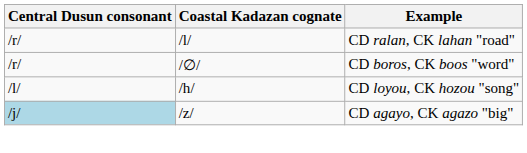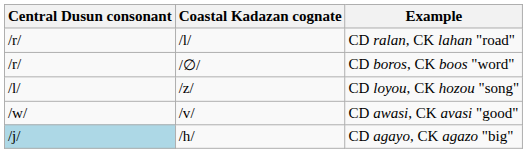(187, 88) /h/ -> (186, 88) /z/
+ row: (433, 112)
(186, 112) /z/ -> (187, 136) /h/
